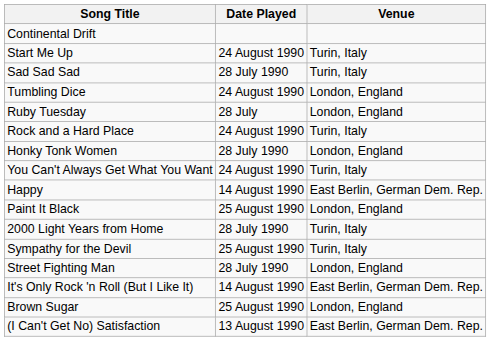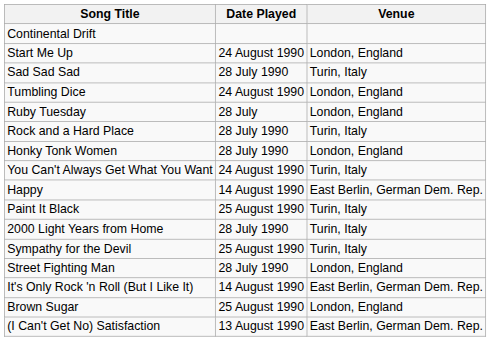(338, 53) Turin, Italy -> (356, 53) London, England
(261, 131) 24 August 1990 -> (253, 131) 28 July 1990
(356, 209) London, England -> (338, 209) Turin, Italy
